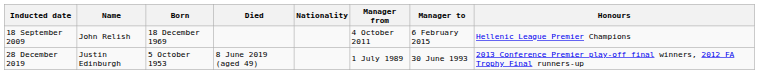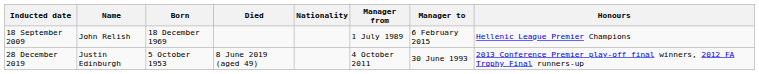(373, 37) 4 October 2011 -> (377, 37) 1 July 1989
(377, 59) 1 July 1989 -> (373, 59) 4 October 2011
